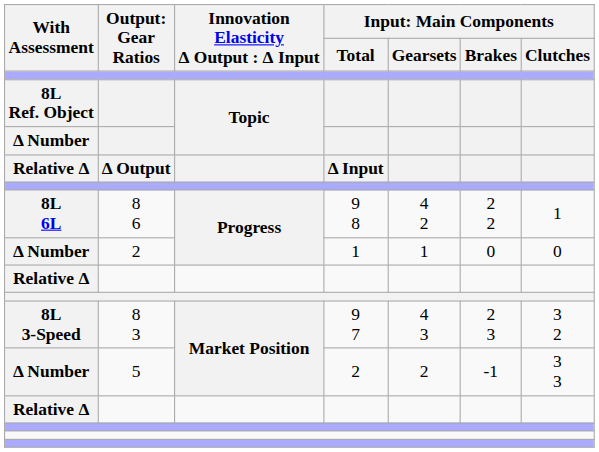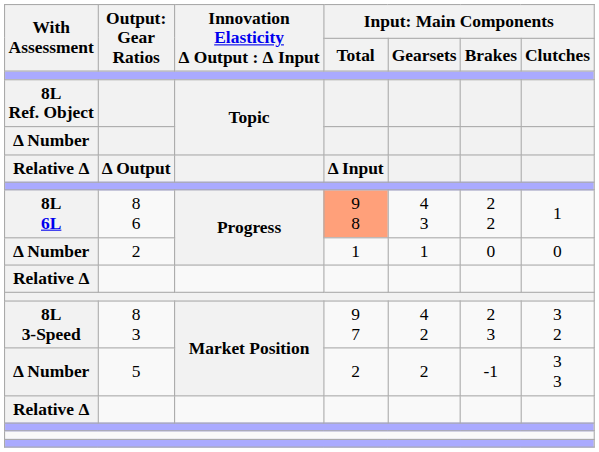(356, 213) no background -> (356, 213) lightsalmon background
(424, 213) 4 2 -> (424, 213) 4 3
(424, 324) 4 3 -> (424, 324) 4 2
